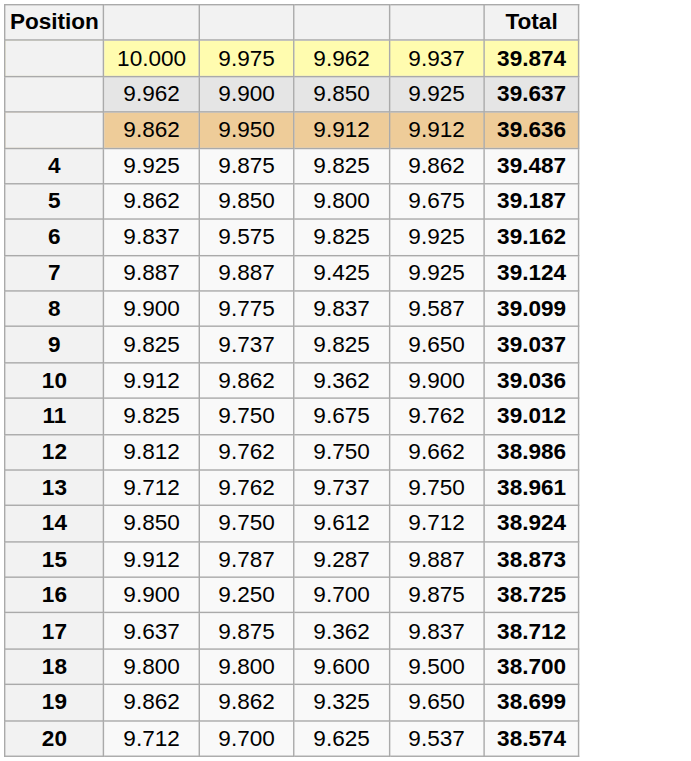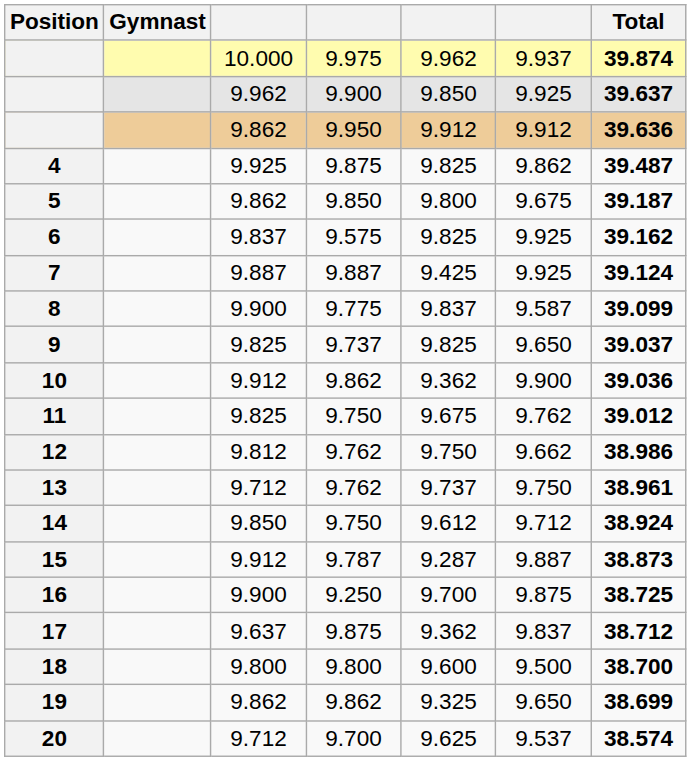+ column: (158, 22)
